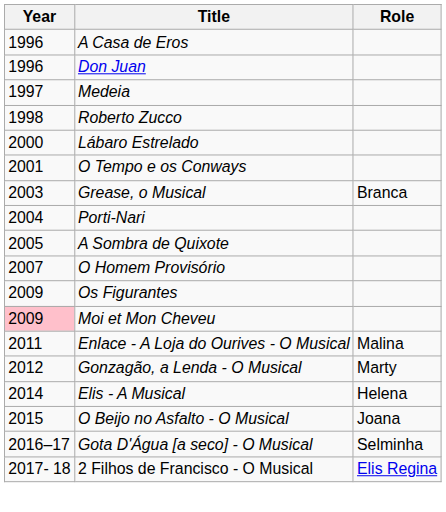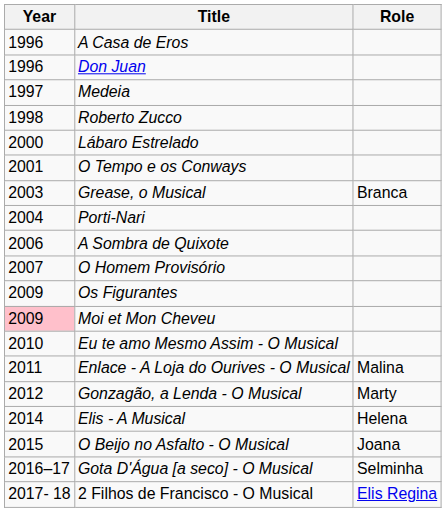(26, 243) 2005 -> (26, 243) 2006
+ row: (208, 343)
